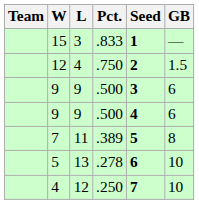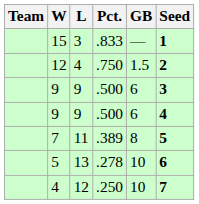columns swapped: (179, 16) <-> (145, 16)
